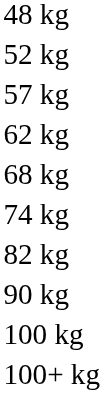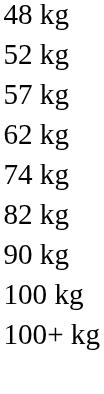- row: (36, 174)
